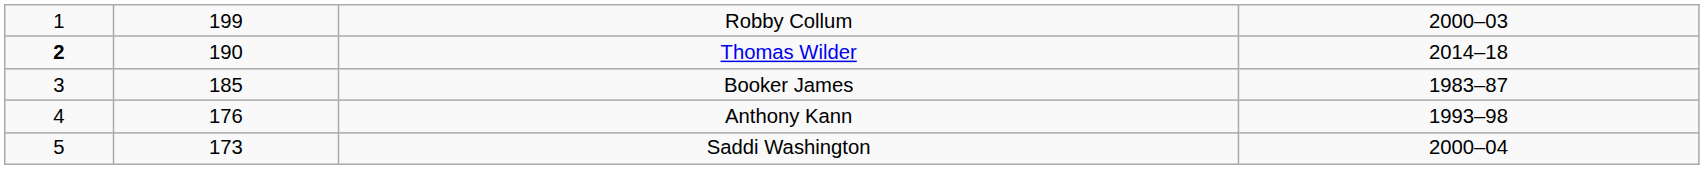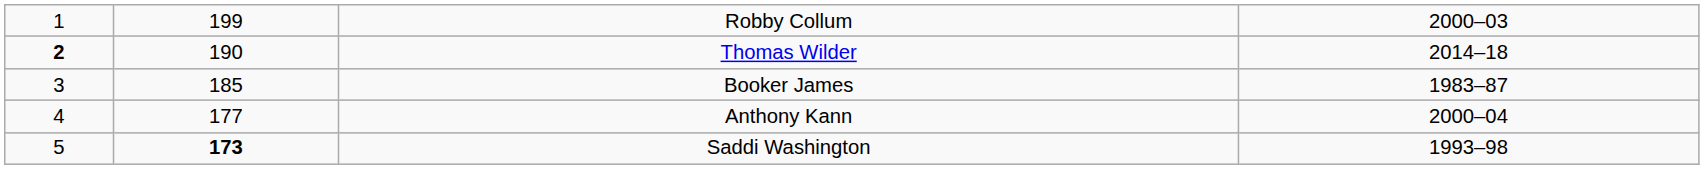(226, 116) 176 -> (226, 116) 177
(1468, 116) 1993–98 -> (1468, 116) 2000–04
(226, 148) normal -> (226, 148) bold
(1468, 148) 2000–04 -> (1468, 148) 1993–98
